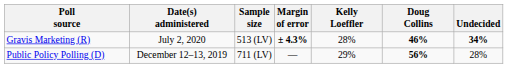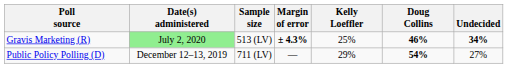(182, 40) no background -> (182, 40) lightgreen background
(347, 40) 28% -> (347, 40) 25%
(418, 56) 56% -> (418, 56) 54%
(478, 56) 28% -> (478, 56) 27%
